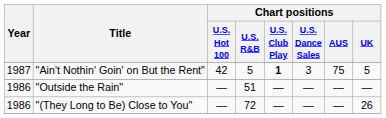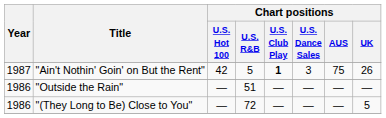(367, 71) 5 -> (367, 71) 26
(367, 105) 26 -> (367, 105) 5
